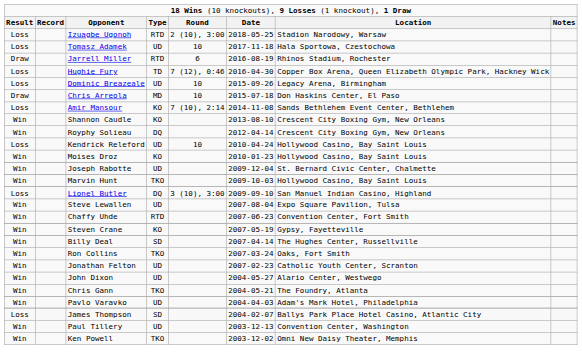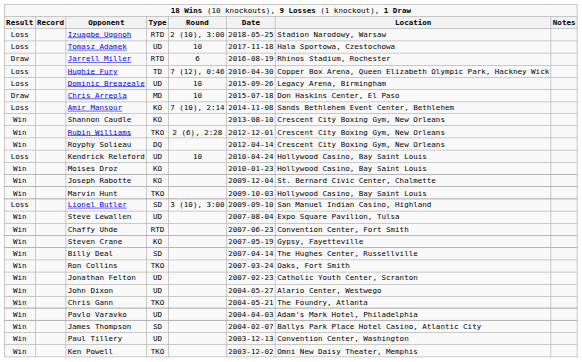+ row: (99, 132)
(158, 169) UD -> (158, 181) KO
(158, 193) DQ -> (158, 205) SD
(20, 315) Loss -> (20, 327) Win
